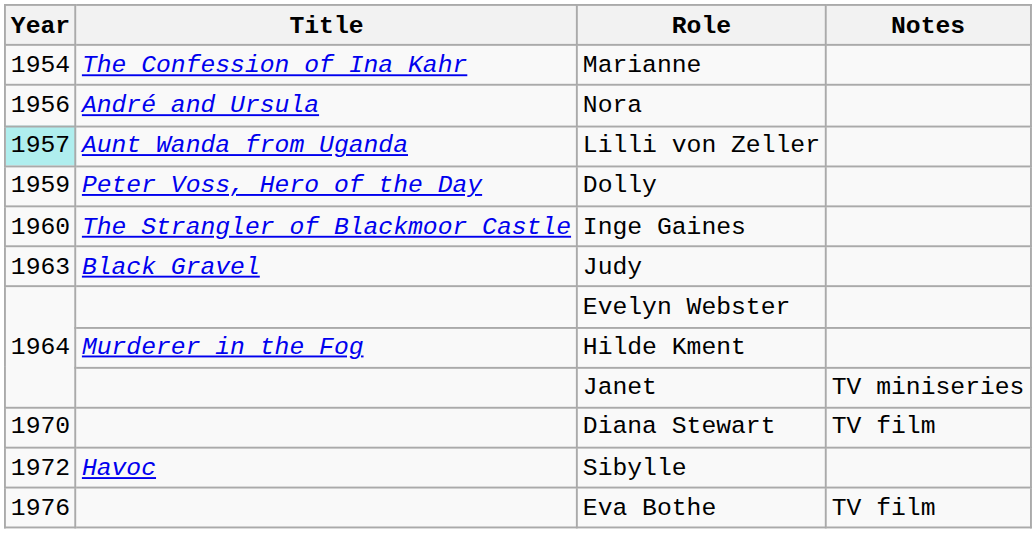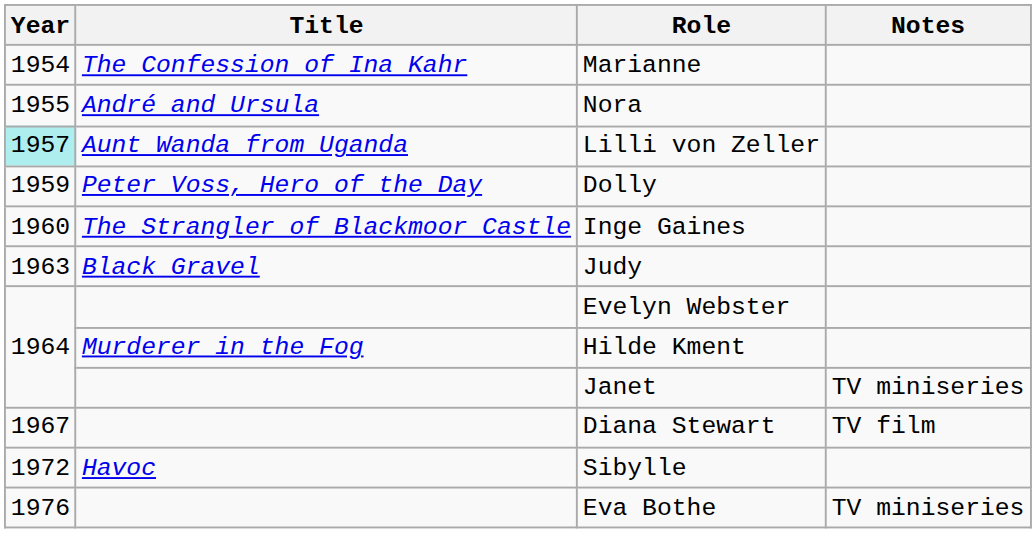(40, 106) 1956 -> (40, 106) 1955
(40, 428) 1970 -> (40, 428) 1967
(884, 508) TV film -> (928, 508) TV miniseries
